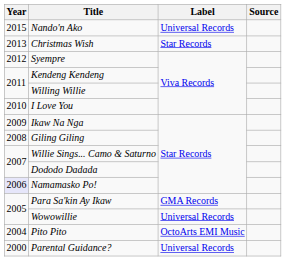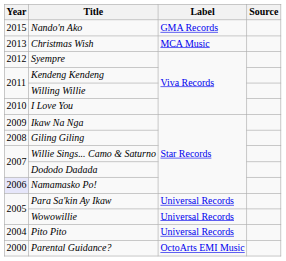(197, 28) Universal Records -> (189, 28) GMA Records
(186, 43) Star Records -> (185, 43) MCA Music
(189, 201) GMA Records -> (197, 201) Universal Records
(203, 232) OctoArts EMI Music -> (197, 232) Universal Records
(197, 248) Universal Records -> (203, 248) OctoArts EMI Music
